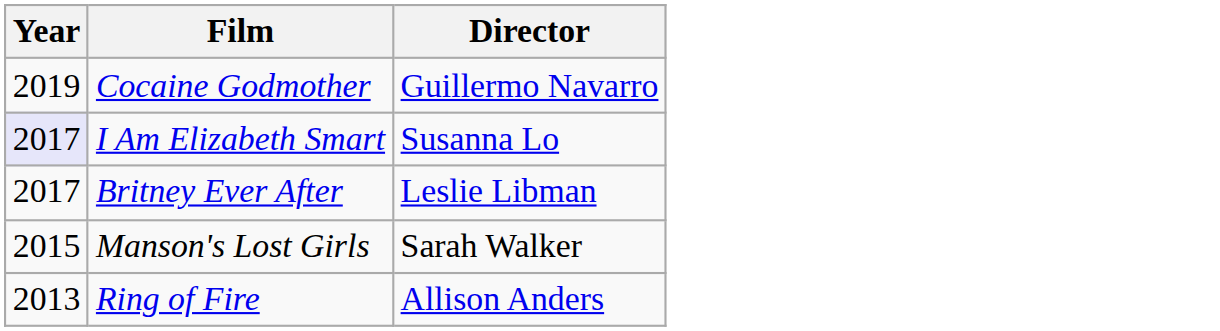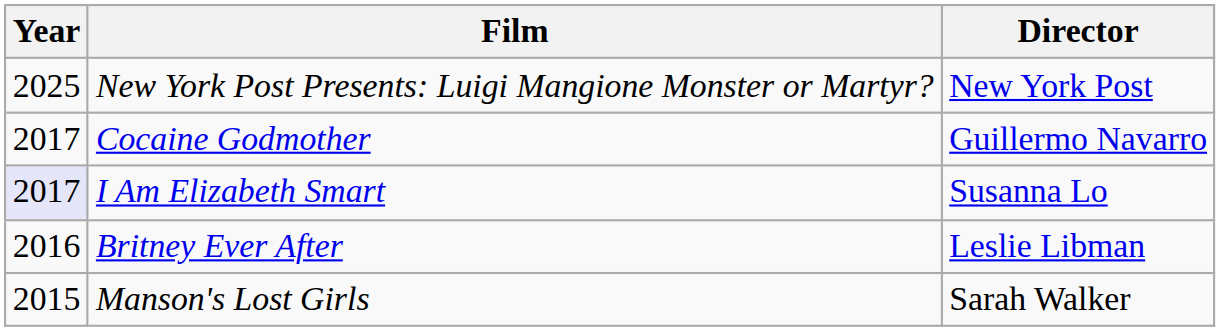+ row: (515, 84)
(47, 84) 2019 -> (47, 138) 2017
(47, 191) 2017 -> (47, 245) 2016
- row: (178, 298)
